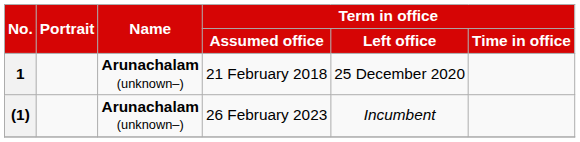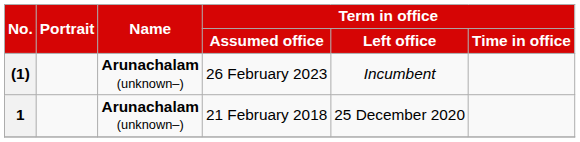rows swapped: (20, 74) <-> (20, 115)
